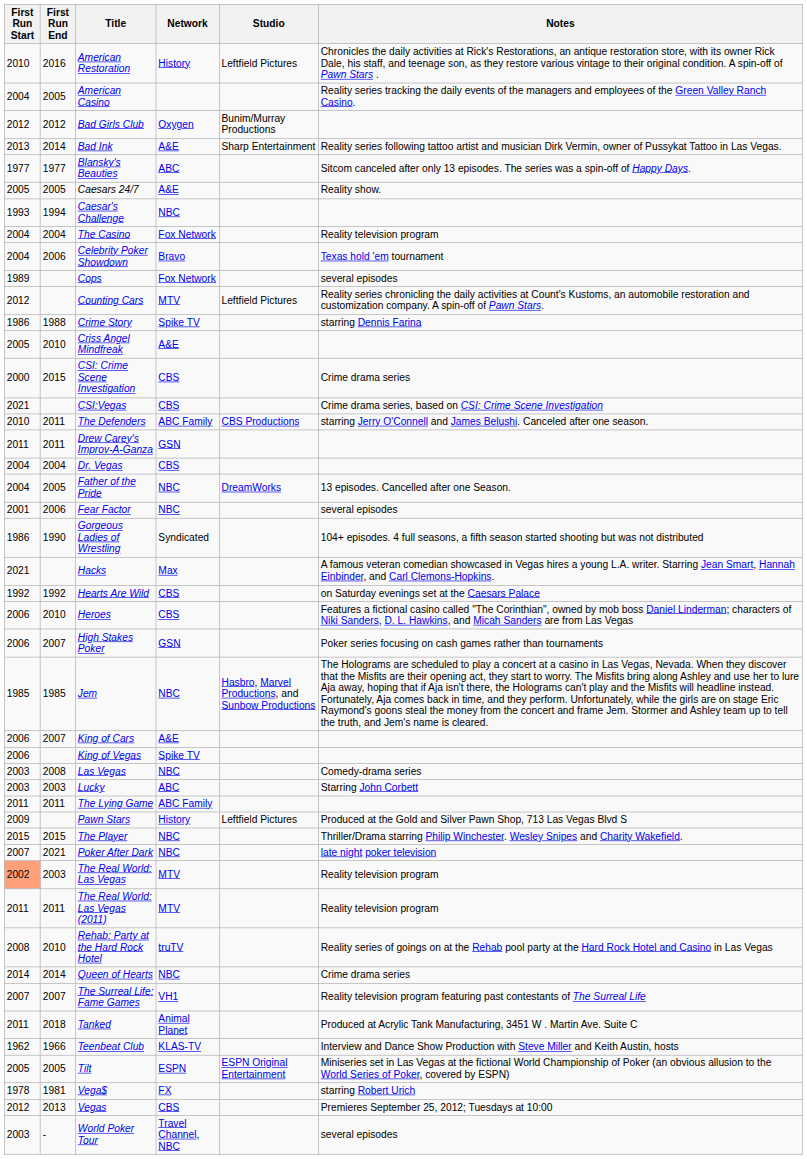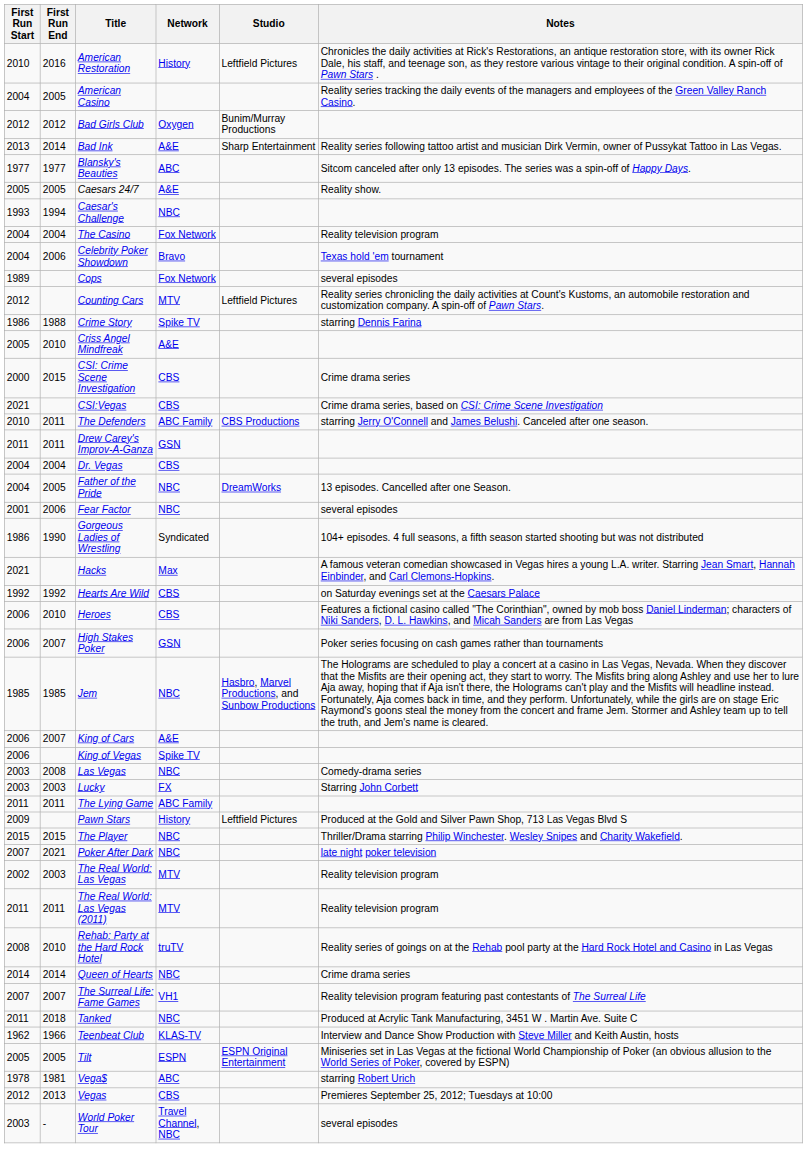(169, 787) ABC -> (165, 787) FX
(18, 874) lightsalmon background -> (18, 874) no background
(174, 1025) Animal Planet -> (169, 1019) NBC
(165, 1091) FX -> (169, 1079) ABC
